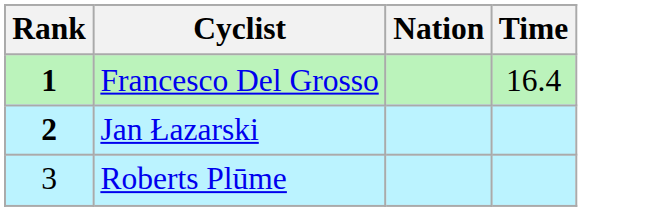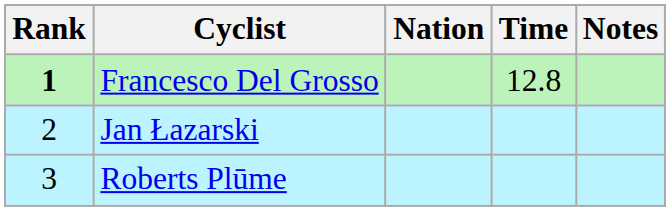+ column: (621, 29)
(534, 79) 16.4 -> (534, 79) 12.8
(49, 129) bold -> (49, 129) normal
